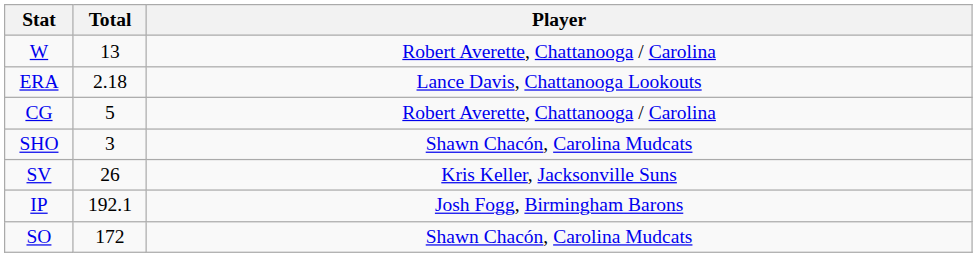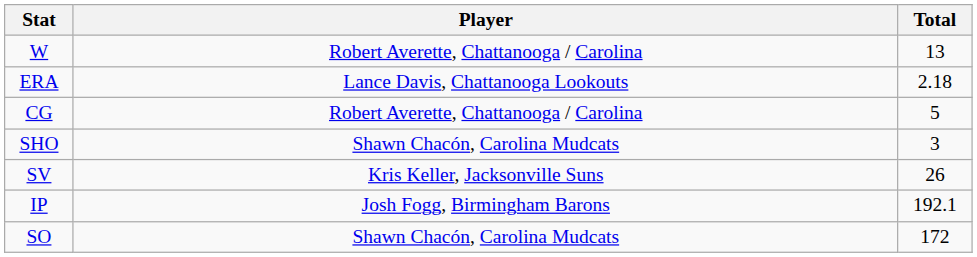columns swapped: (559, 19) <-> (110, 19)
